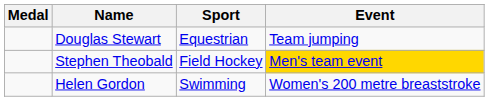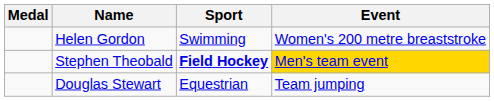rows swapped: (108, 38) <-> (100, 84)
(221, 61) normal -> (224, 61) bold
